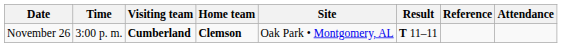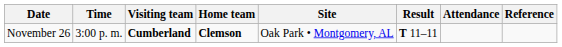columns swapped: (526, 14) <-> (468, 14)
